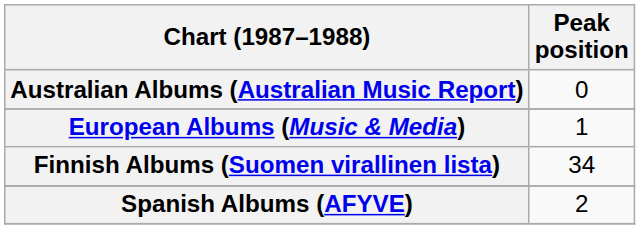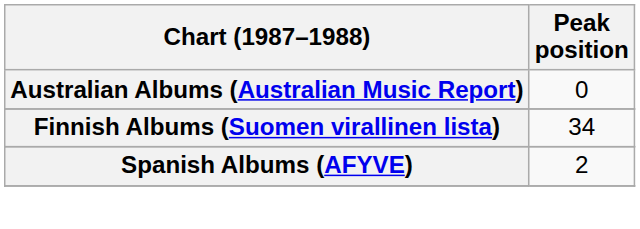- row: (267, 127)
